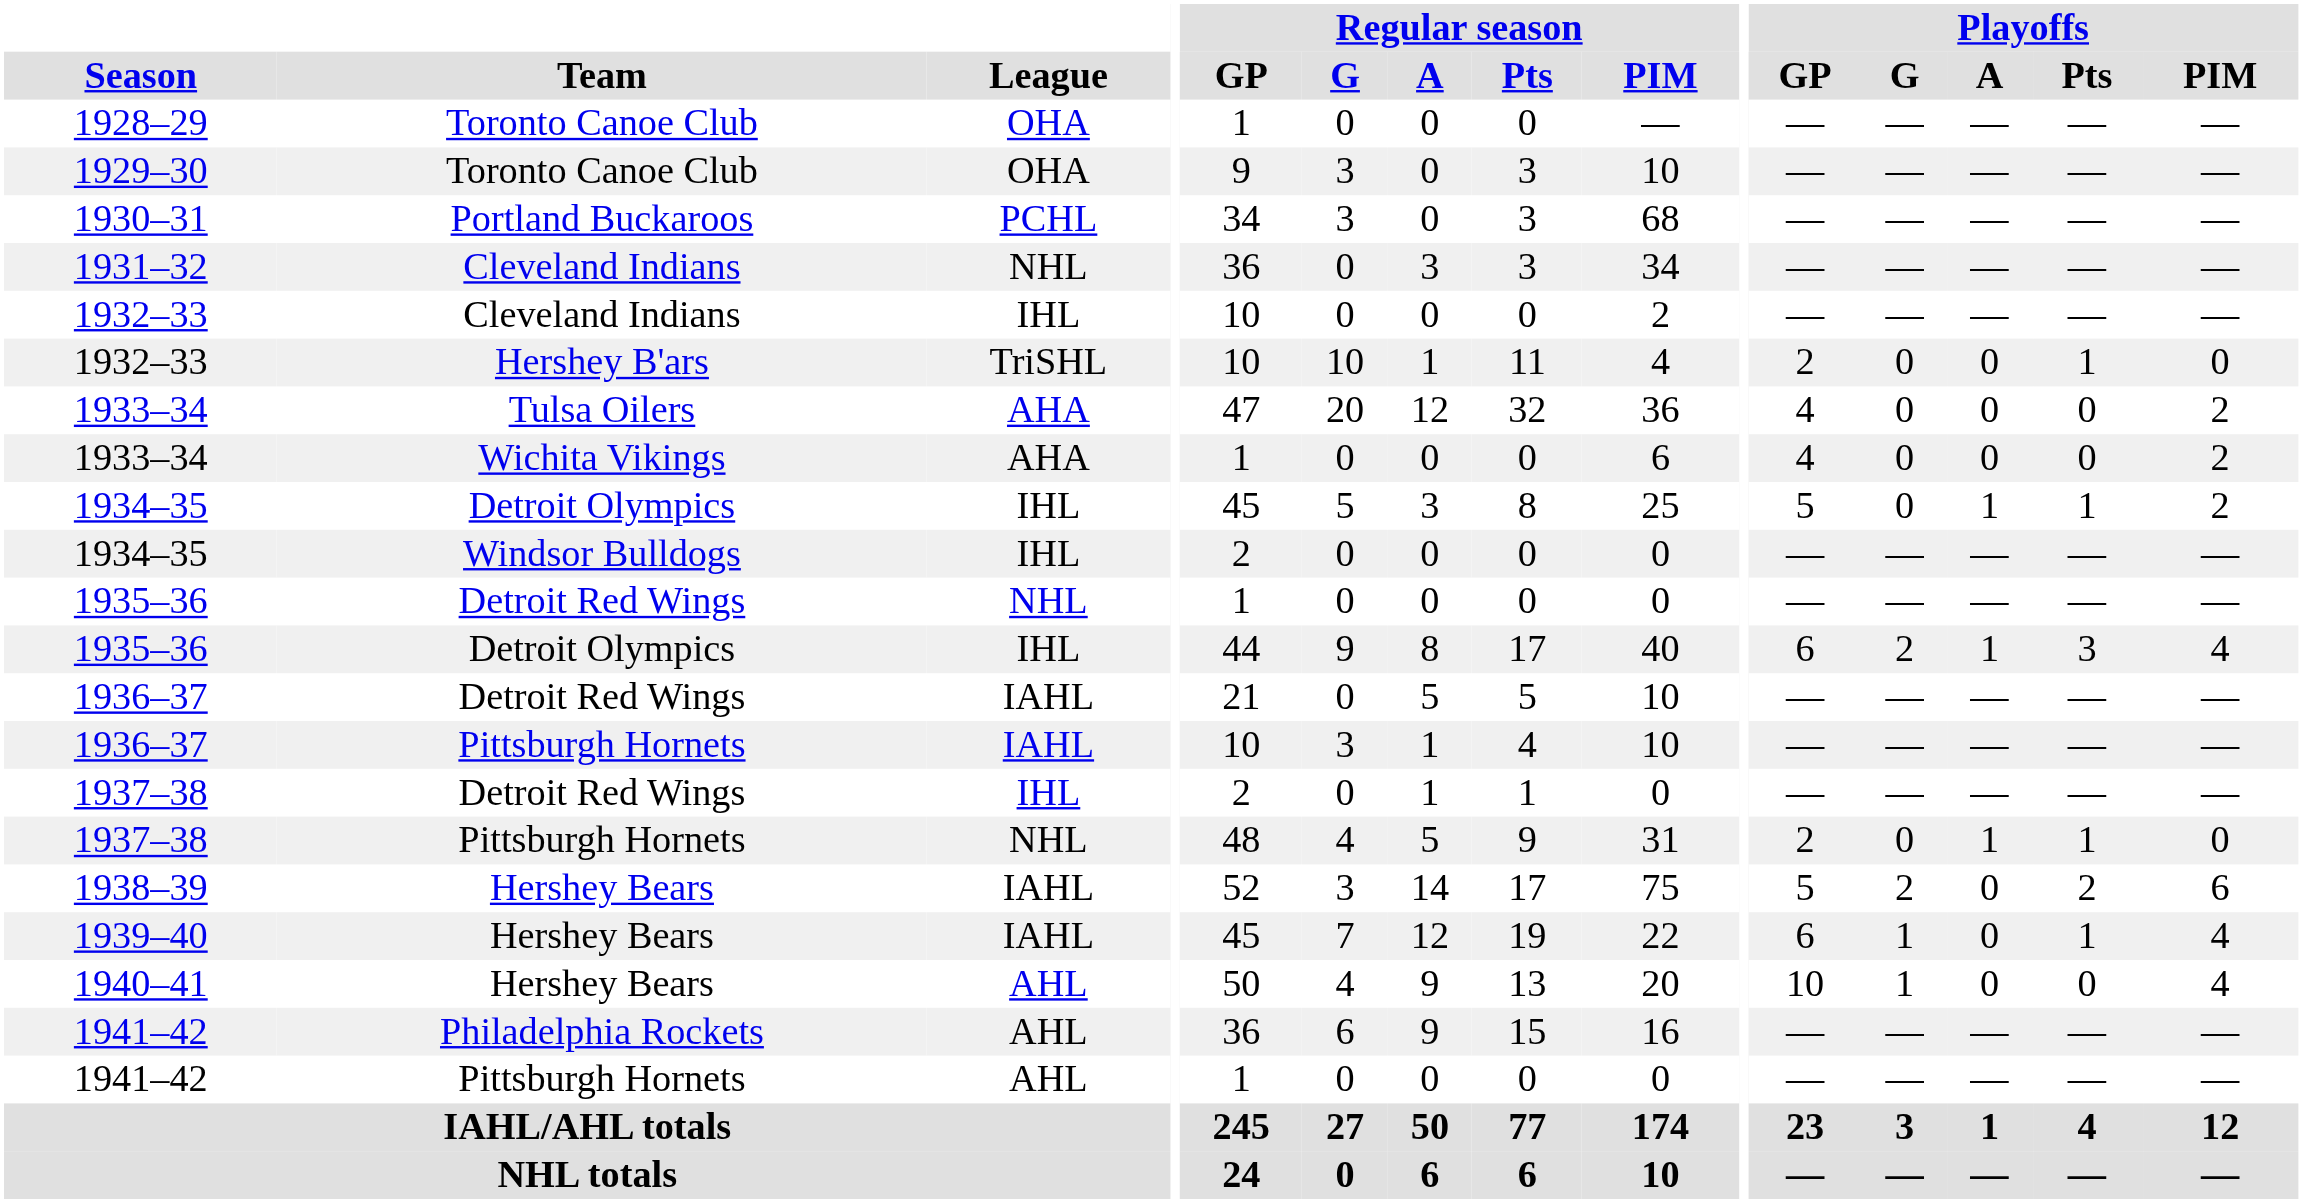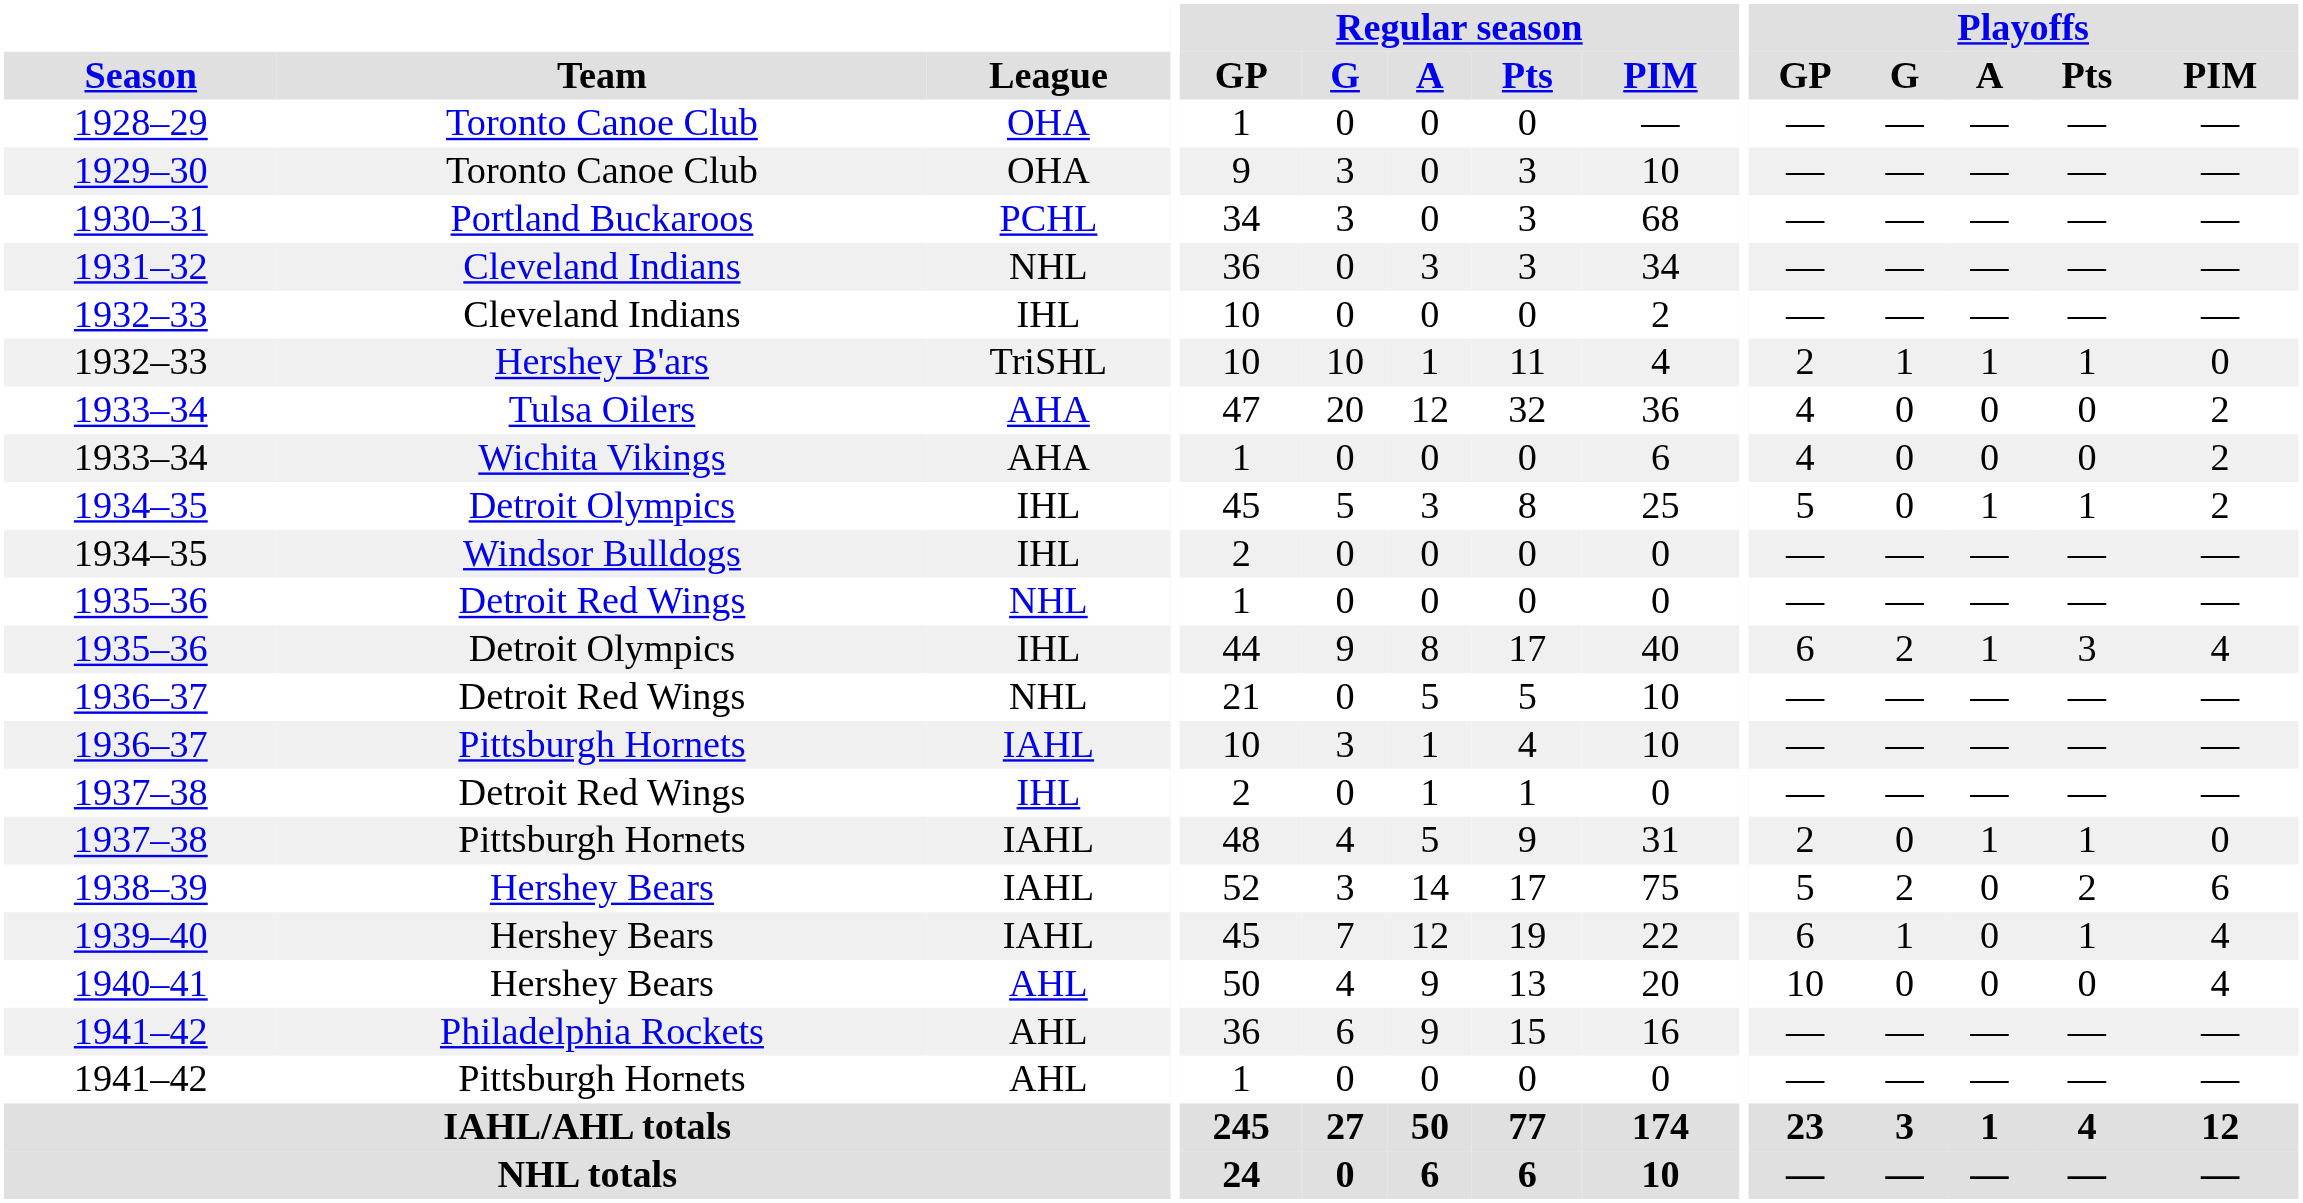(1905, 361) 0 -> (1905, 361) 1
(1989, 361) 0 -> (1989, 361) 1
(1048, 696) IAHL -> (1048, 696) NHL
(1048, 839) NHL -> (1048, 839) IAHL
(1905, 983) 1 -> (1905, 983) 0
